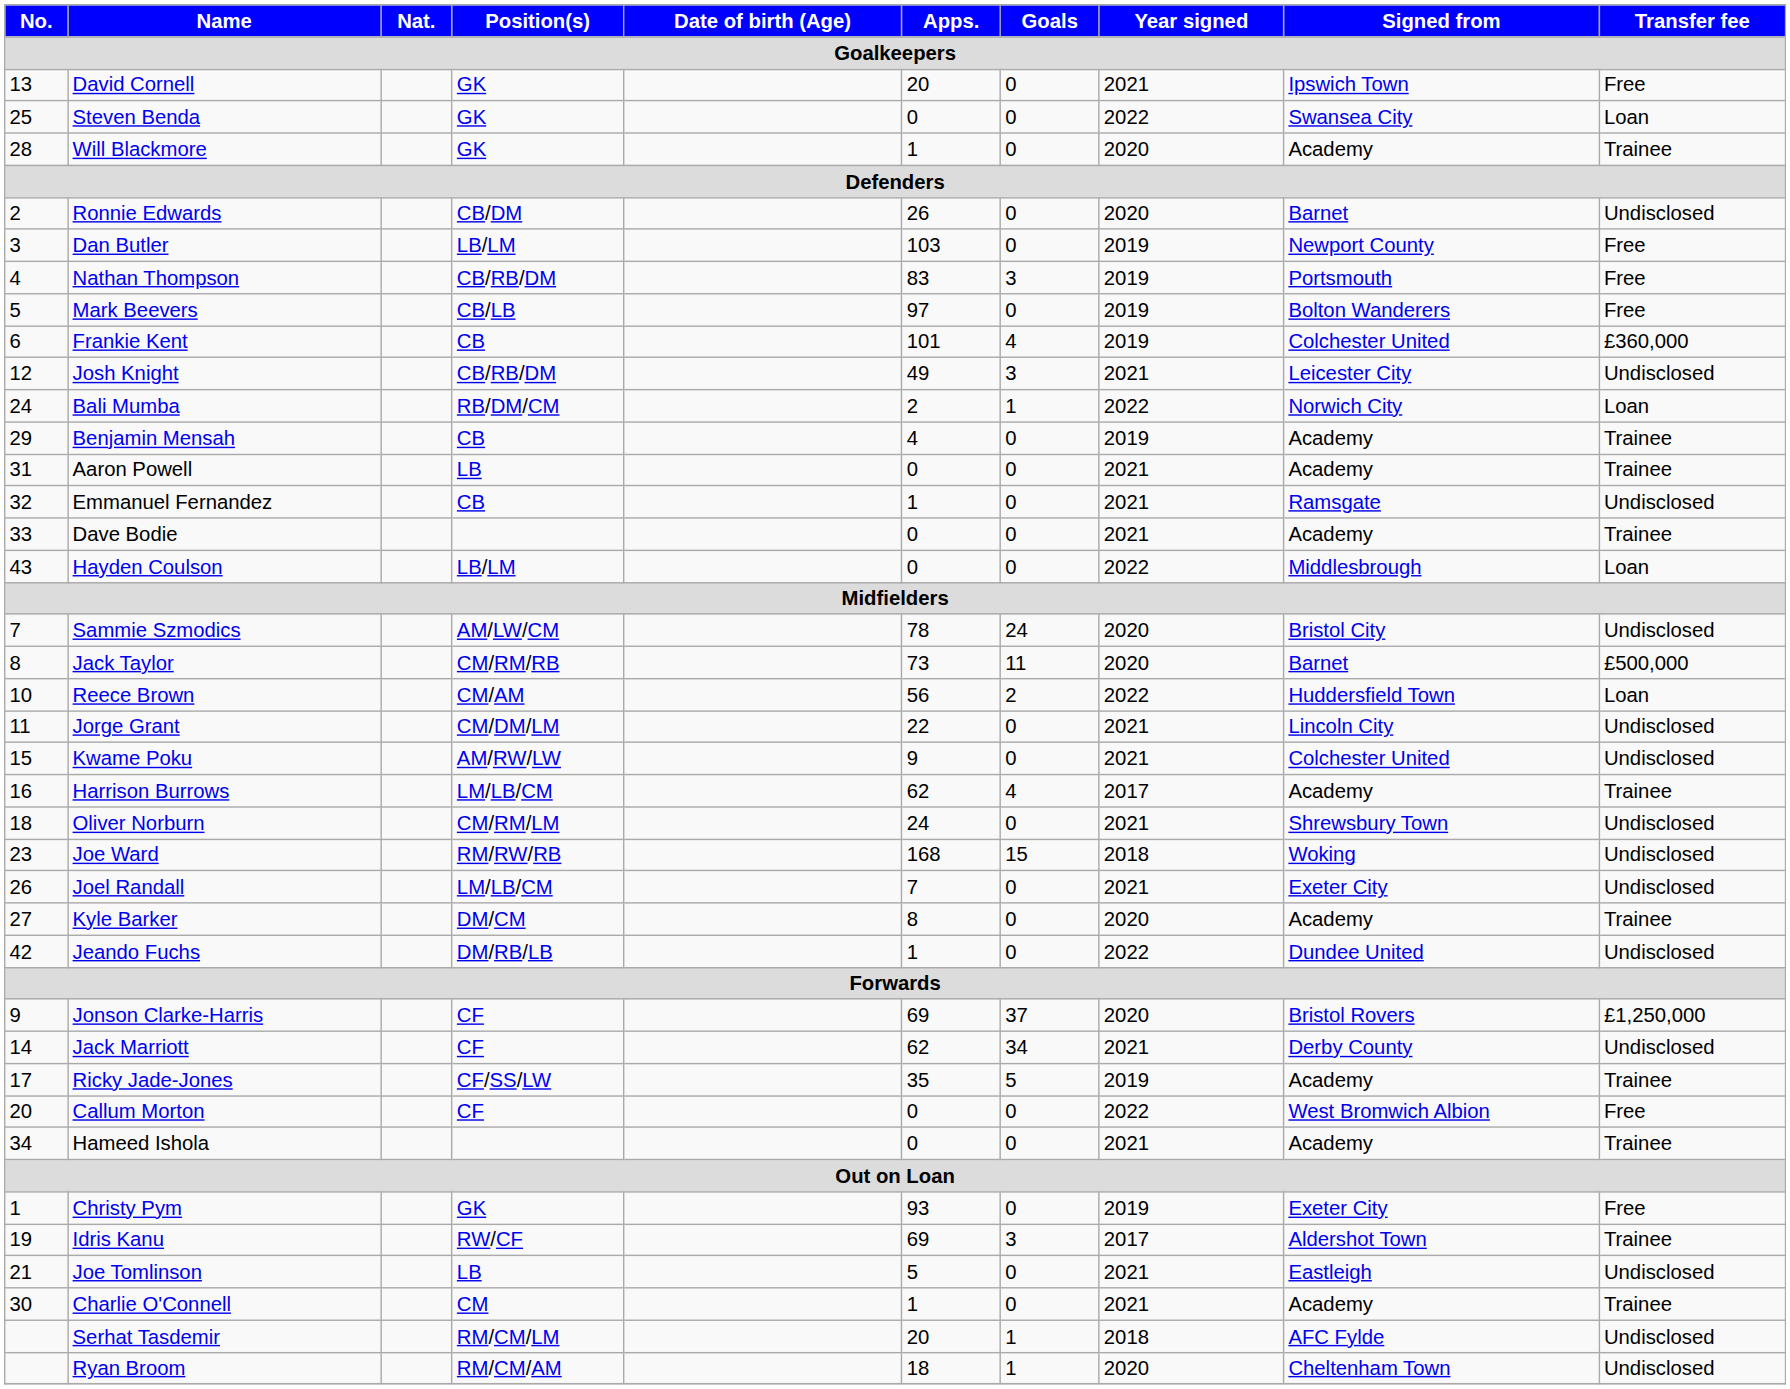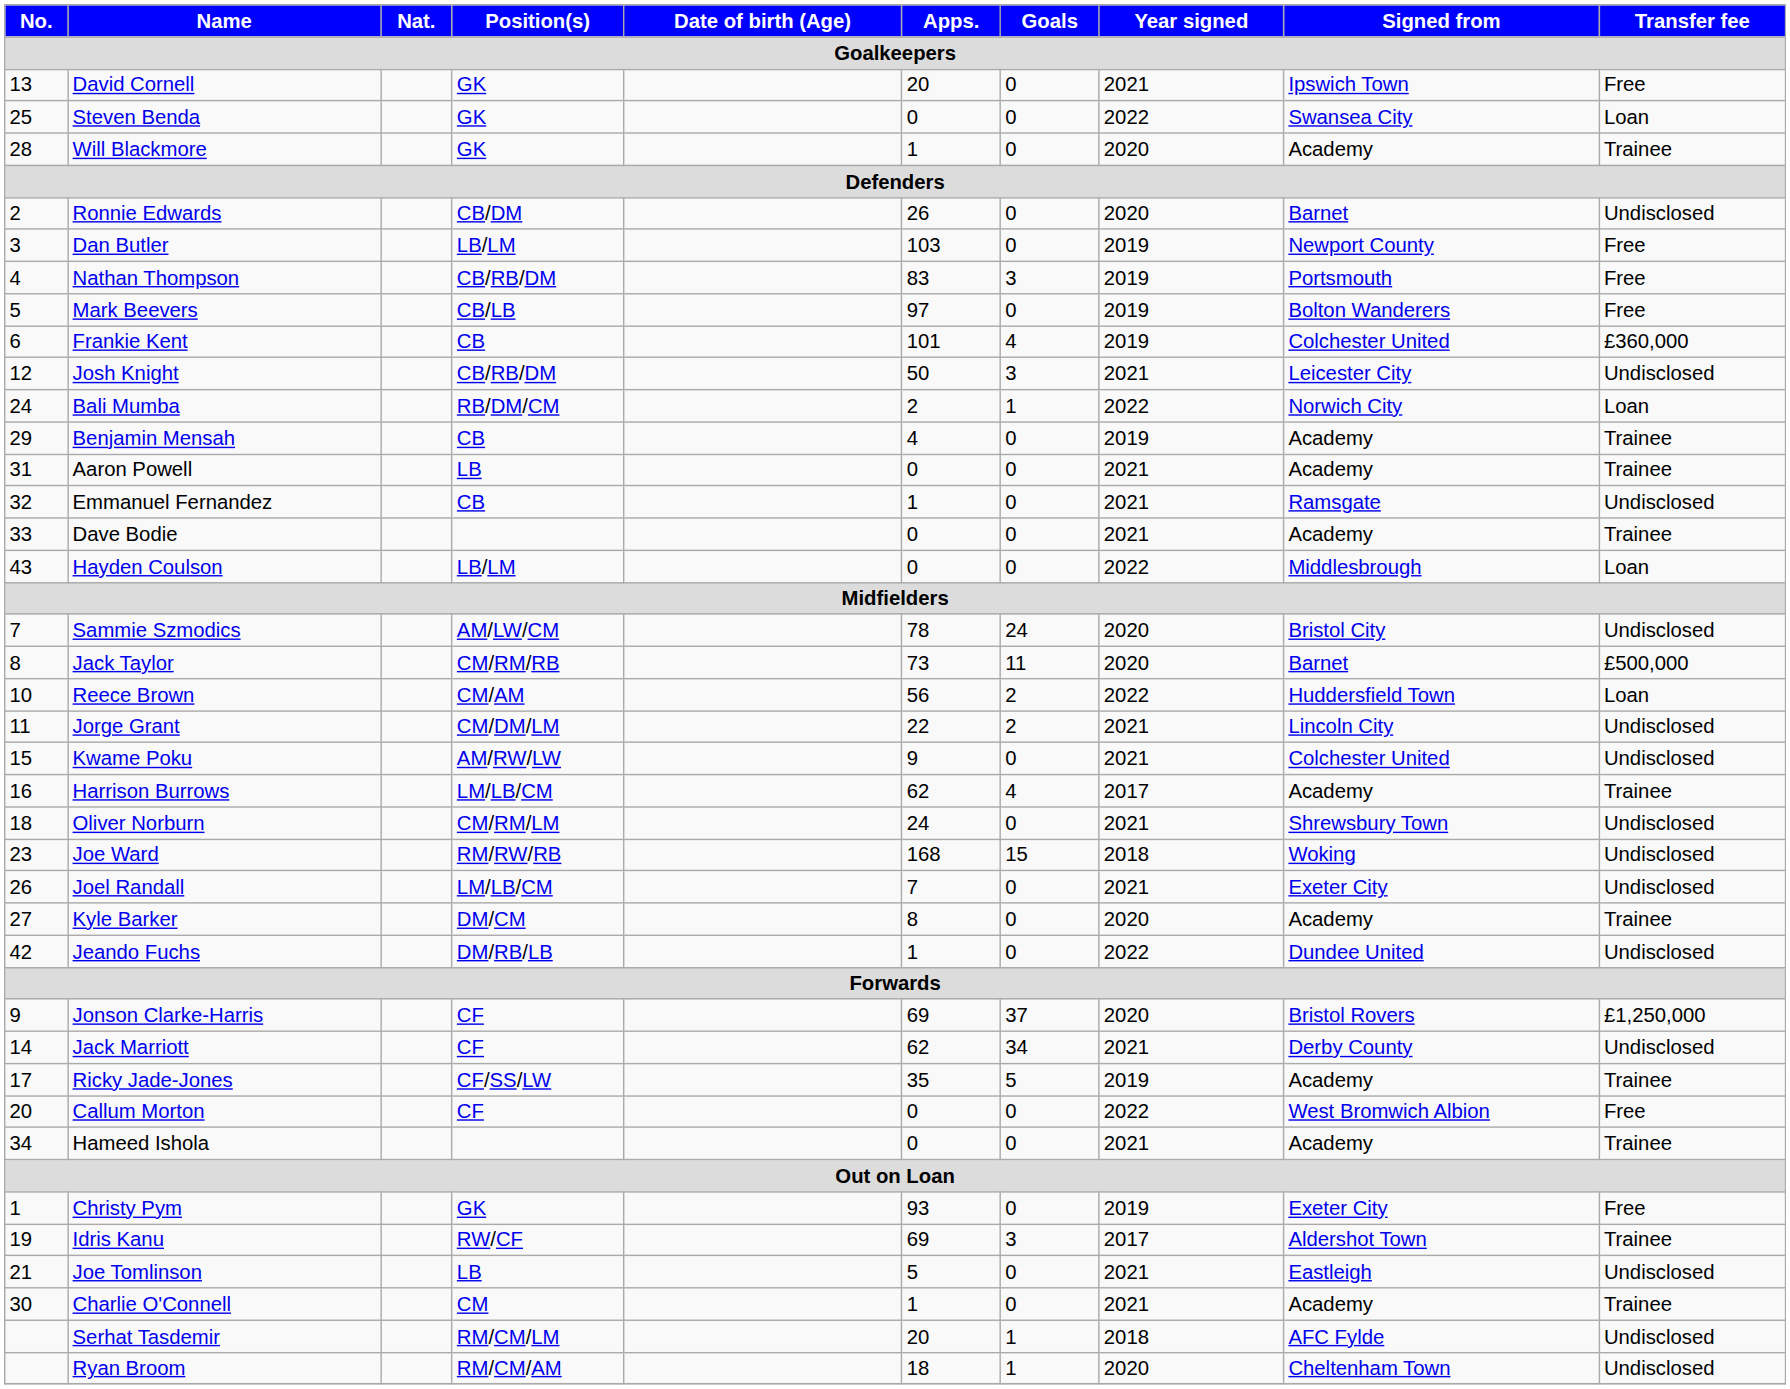(918, 374) 49 -> (918, 374) 50
(1011, 727) 0 -> (1011, 727) 2
